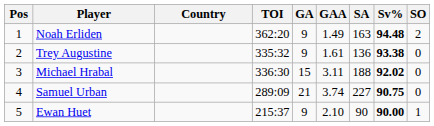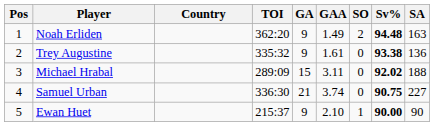columns swapped: (362, 14) <-> (418, 14)
(272, 72) 336:30 -> (272, 72) 289:09
(272, 92) 289:09 -> (272, 92) 336:30
